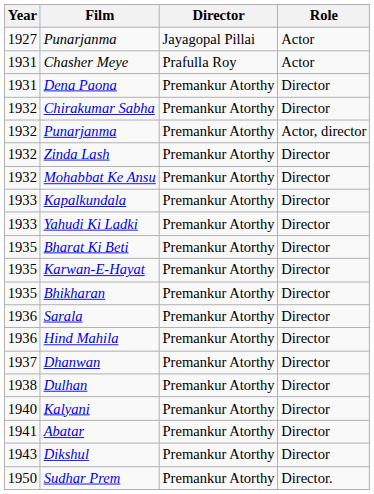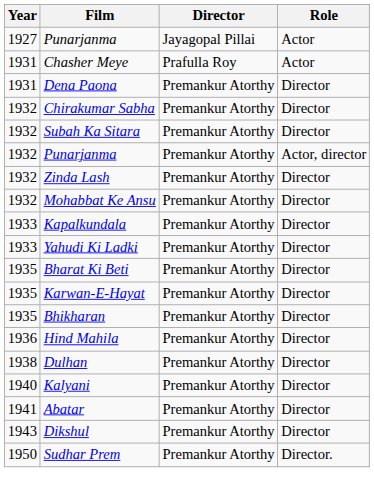+ row: (22, 131)
- row: (22, 316)
- row: (22, 362)
